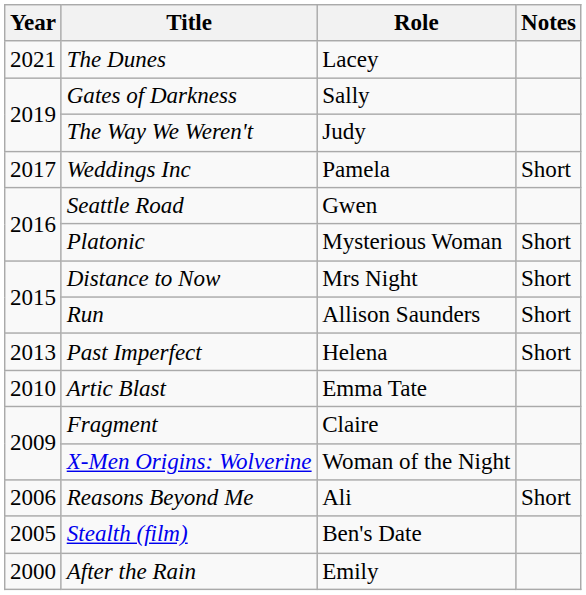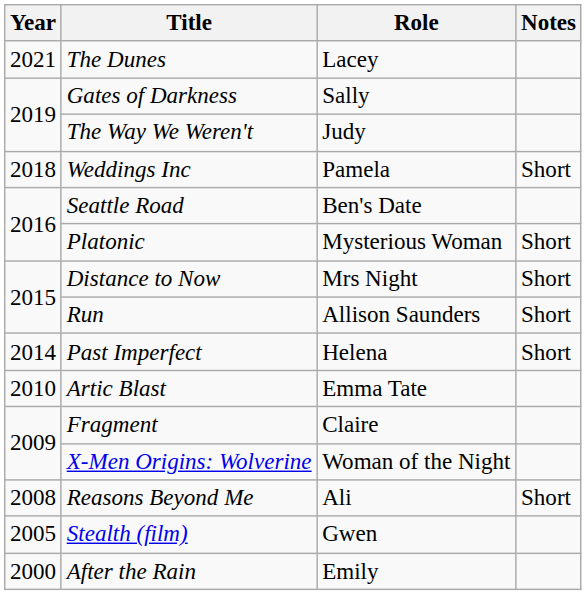(33, 168) 2017 -> (33, 168) 2018
(350, 205) Gwen -> (372, 205) Ben's Date
(33, 351) 2013 -> (33, 351) 2014
(33, 497) 2006 -> (33, 497) 2008
(372, 534) Ben's Date -> (350, 534) Gwen
